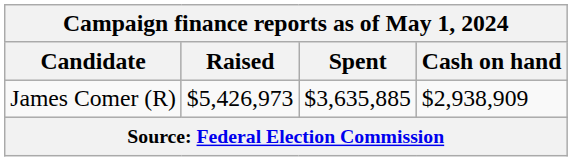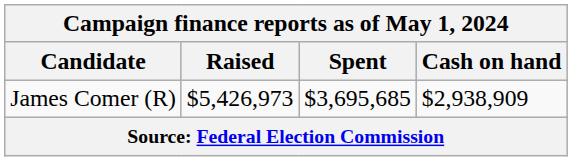(358, 98) $3,635,885 -> (358, 98) $3,695,685
